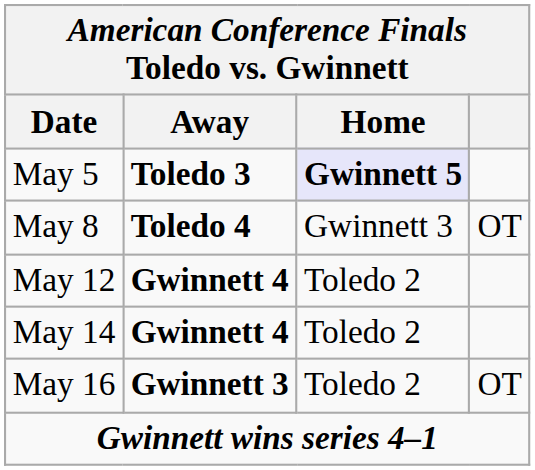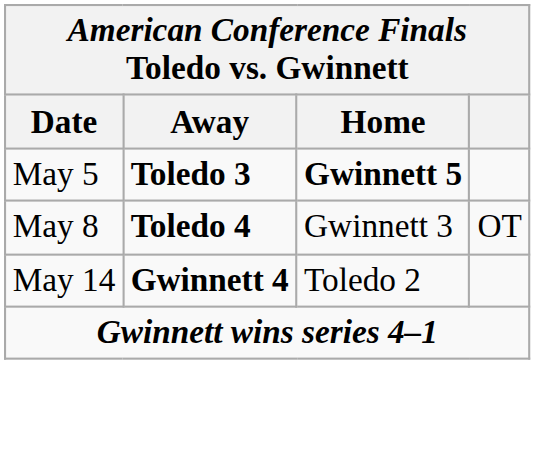(383, 173) lavender background -> (383, 173) no background
- row: (64, 279)
- row: (64, 385)
